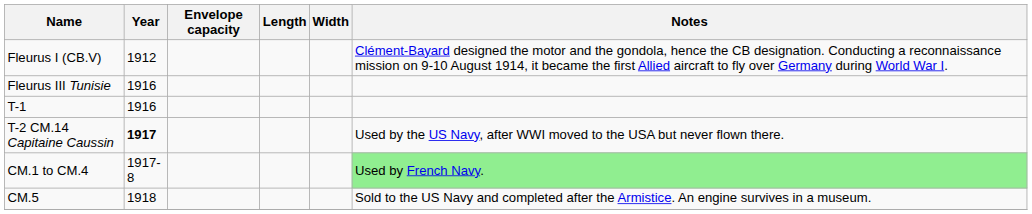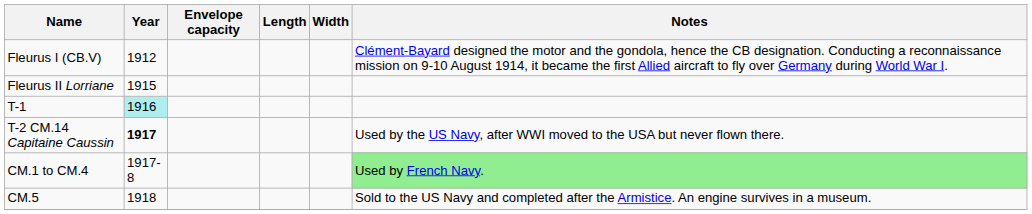+ row: (61, 86)
- row: (59, 86)
(142, 106) no background -> (142, 106) paleturquoise background
